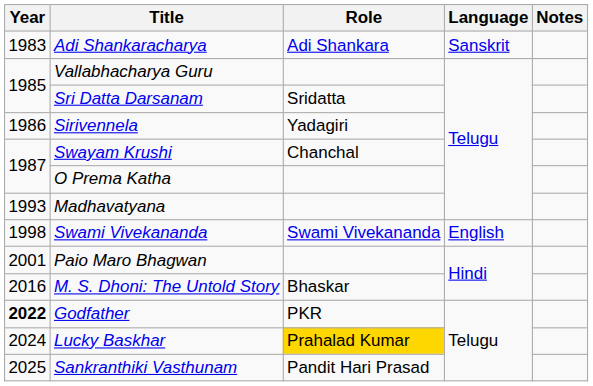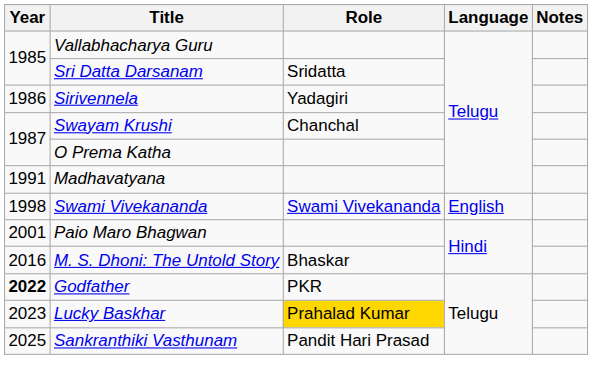- row: (130, 44)
(27, 206) 1993 -> (27, 179) 1991
(27, 340) 2024 -> (27, 313) 2023
